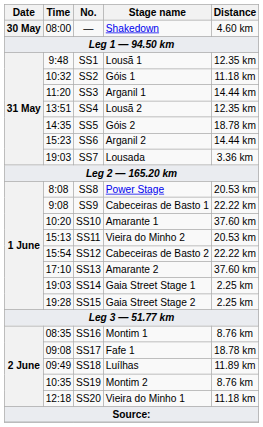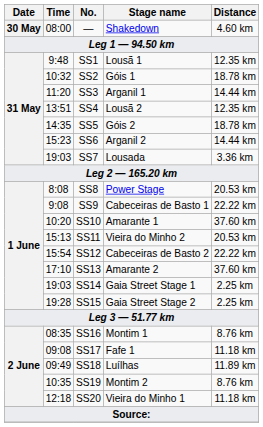(235, 76) 11.18 km -> (235, 76) 18.78 km
(235, 350) 18.78 km -> (235, 350) 11.18 km
